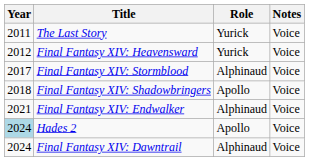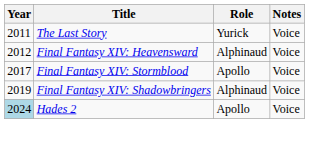(232, 52) Yurick -> (242, 52) Alphinaud
(242, 71) Alphinaud -> (233, 71) Apollo
(19, 90) 2018 -> (19, 90) 2019
(233, 90) Apollo -> (242, 90) Alphinaud
- row: (110, 109)
- row: (109, 147)
